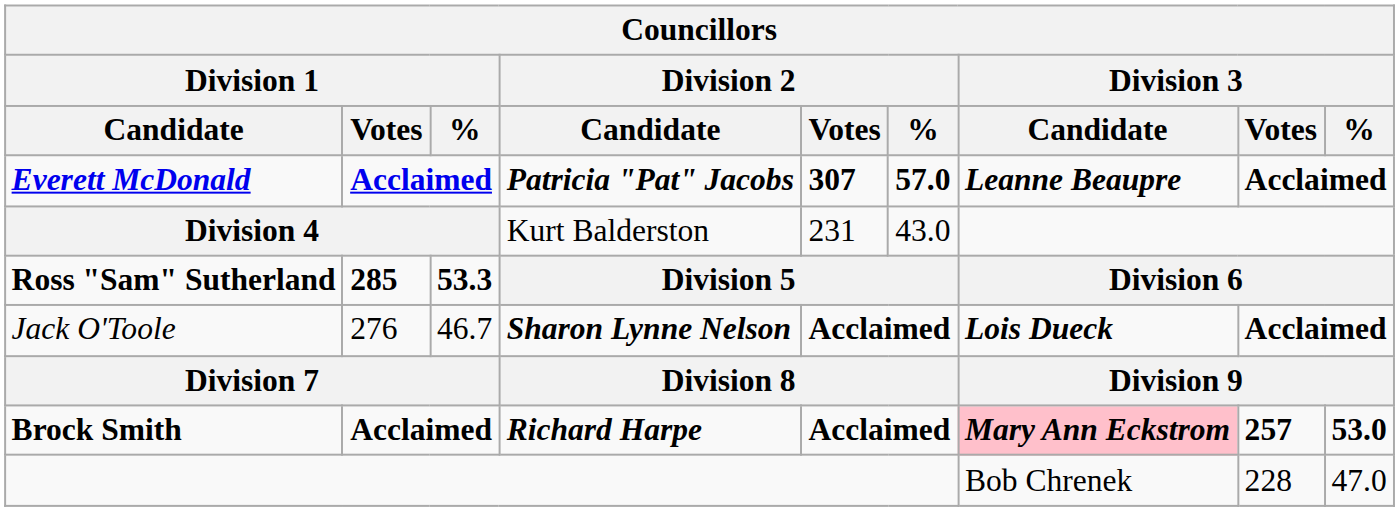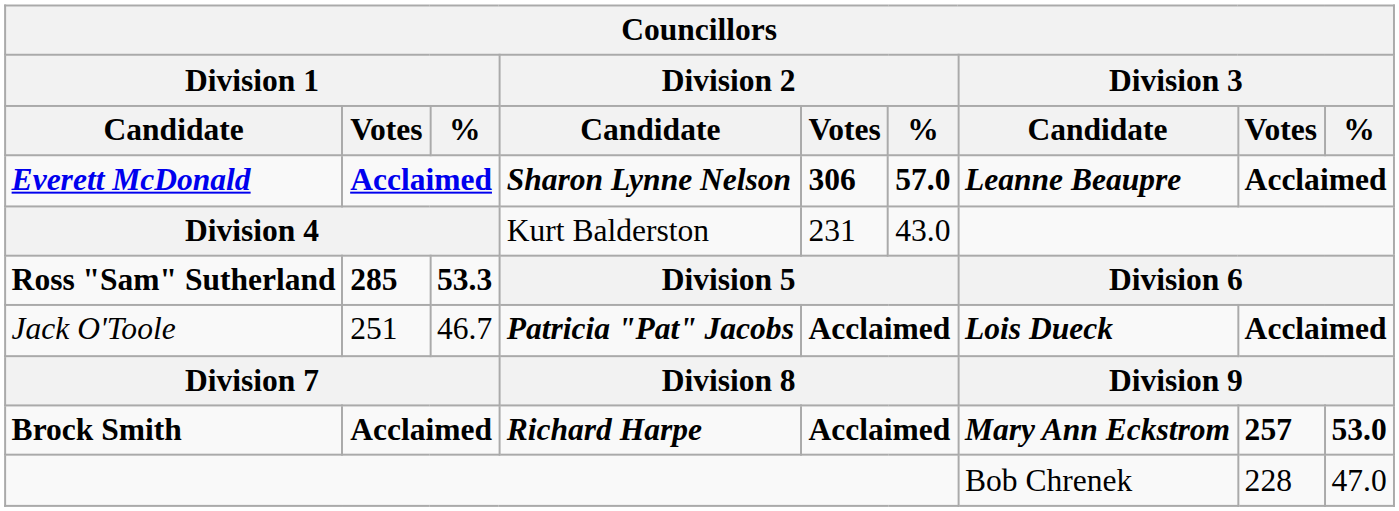(650, 179) Patricia "Pat" Jacobs -> (649, 179) Sharon Lynne Nelson
(832, 179) 307 -> (832, 179) 306
(374, 329) 276 -> (374, 329) 251
(649, 329) Sharon Lynne Nelson -> (650, 329) Patricia "Pat" Jacobs
(1098, 429) pink background -> (1098, 429) no background
